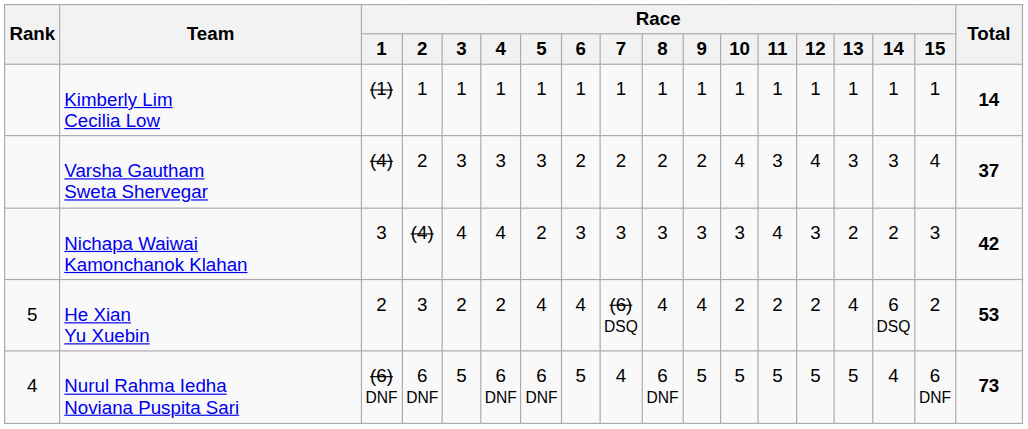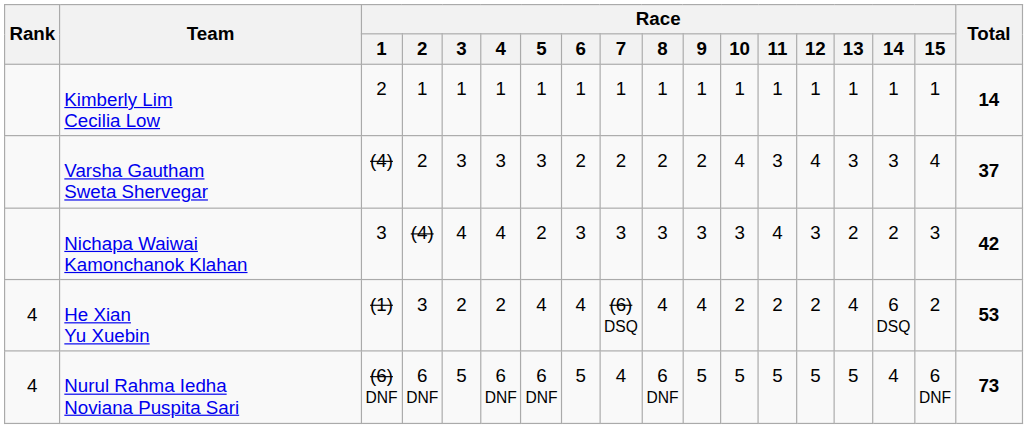(381, 99) (1) -> (381, 99) 2
(32, 315) 5 -> (32, 315) 4
(381, 315) 2 -> (381, 315) (1)
